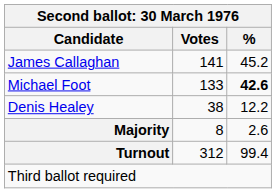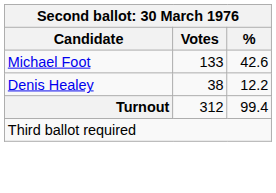- row: (64, 62)
(254, 85) bold -> (254, 62) normal
- row: (142, 130)
